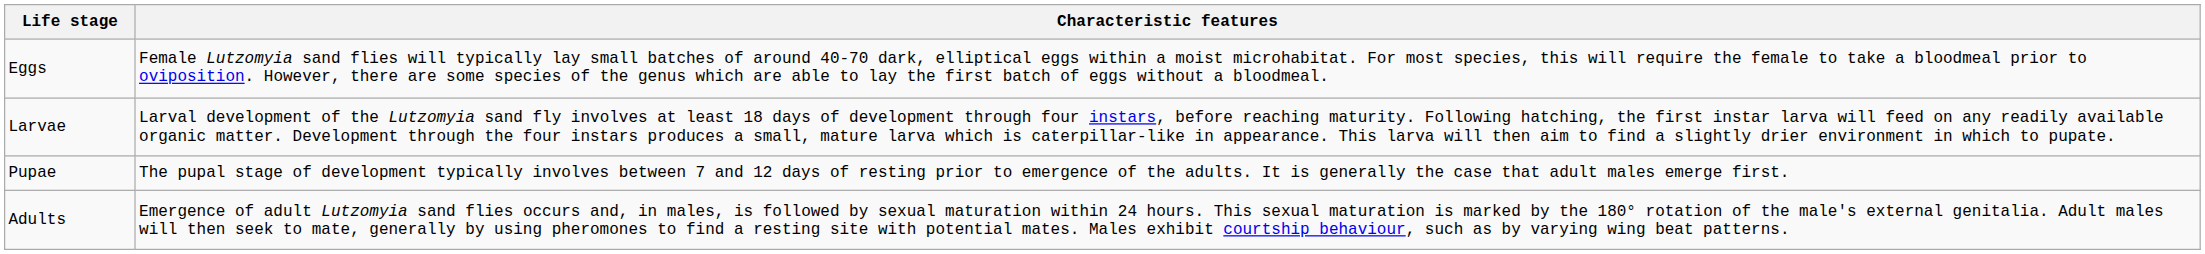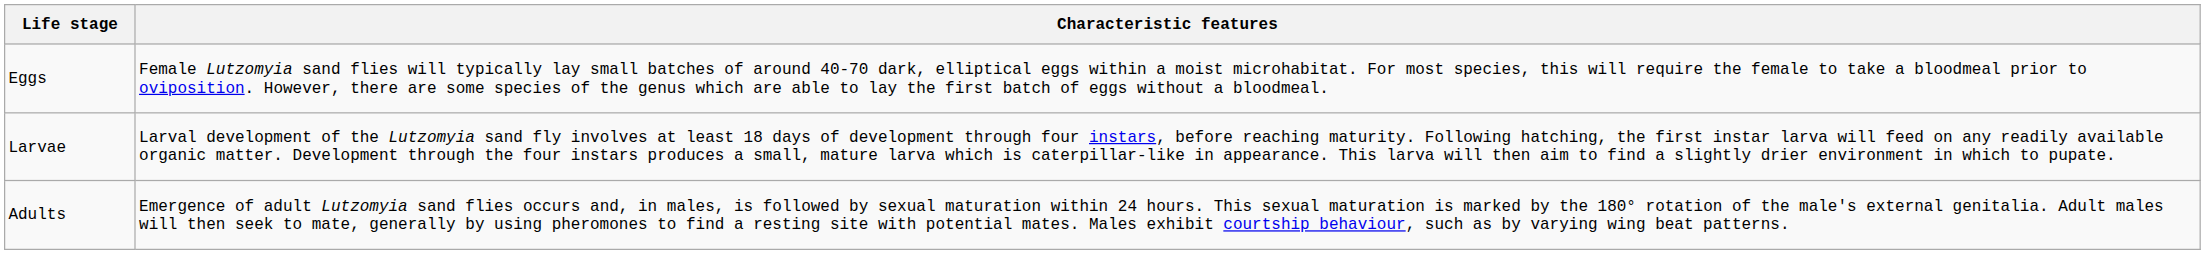- row: (32, 173)
